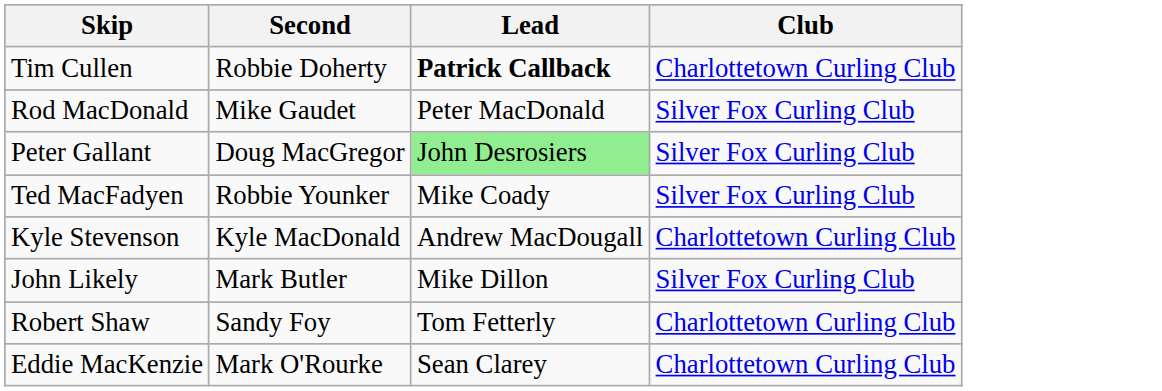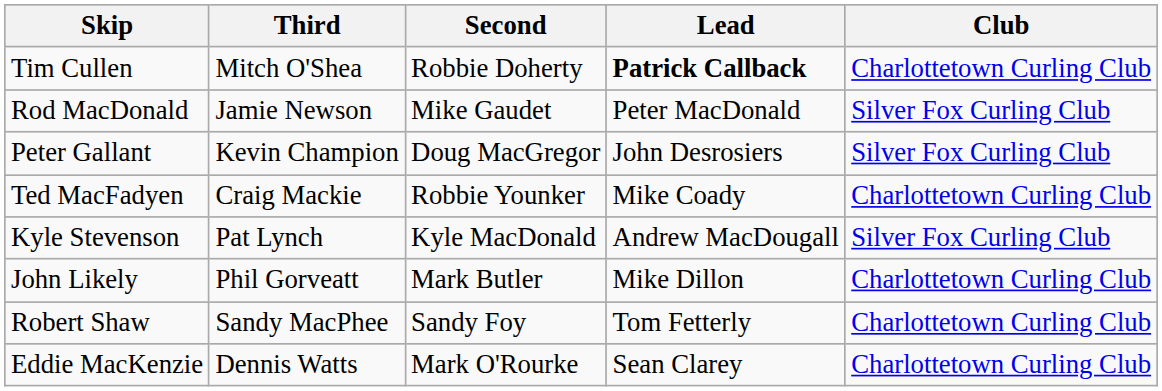+ column: (307, 25)
(502, 152) lightgreen background -> (698, 152) no background
(785, 195) Silver Fox Curling Club -> (1001, 195) Charlottetown Curling Club
(806, 237) Charlottetown Curling Club -> (981, 237) Silver Fox Curling Club
(785, 279) Silver Fox Curling Club -> (1001, 279) Charlottetown Curling Club
